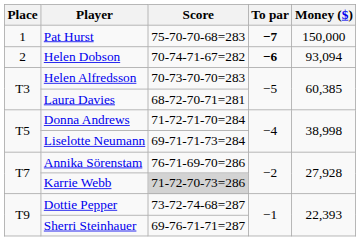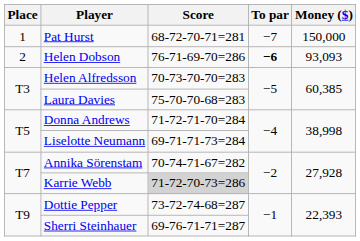(198, 36) 75-70-70-68=283 -> (198, 36) 68-72-70-71=281
(270, 36) bold -> (270, 36) normal
(198, 57) 70-74-71-67=282 -> (198, 57) 76-71-69-70=286
(324, 57) 93,094 -> (324, 57) 93,093
(198, 99) 68-72-70-71=281 -> (198, 99) 75-70-70-68=283
(198, 162) 76-71-69-70=286 -> (198, 162) 70-74-71-67=282
